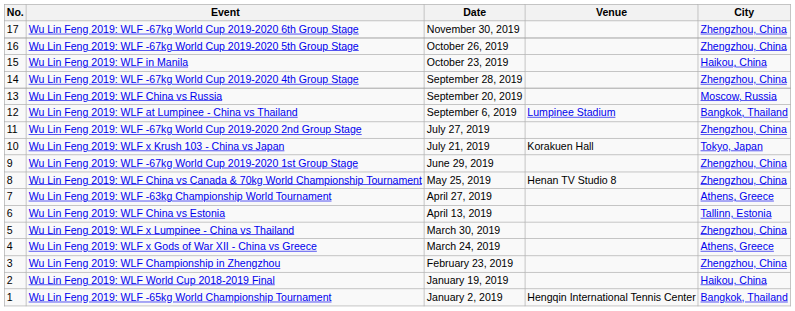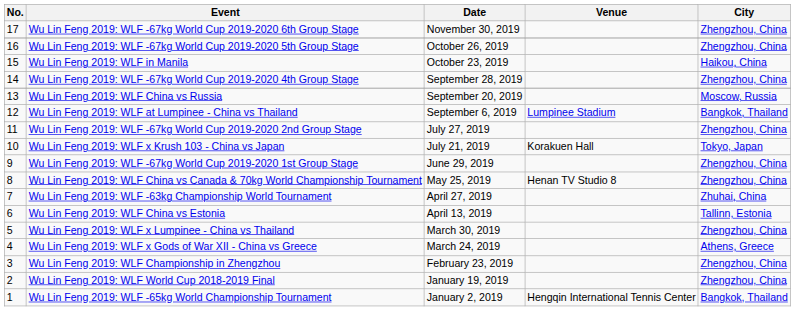(737, 197) Athens, Greece -> (733, 197) Zhuhai, China
(734, 280) Haikou, China -> (744, 280) Zhengzhou, China
